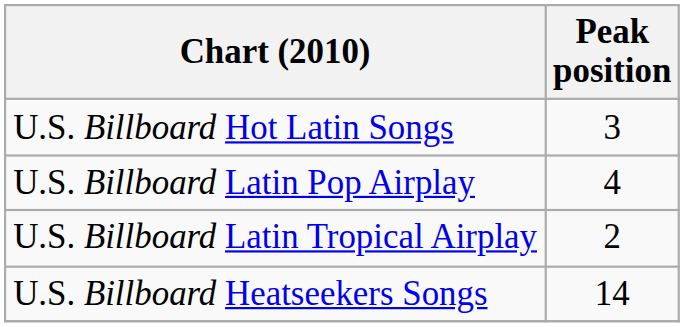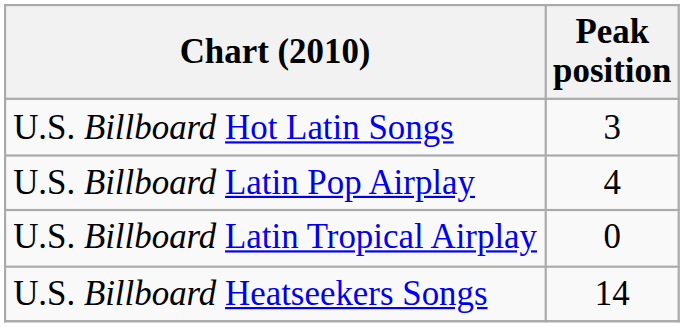(612, 237) 2 -> (612, 237) 0
